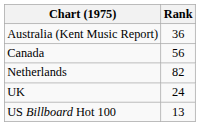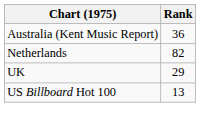- row: (26, 53)
(178, 92) 24 -> (178, 72) 29
